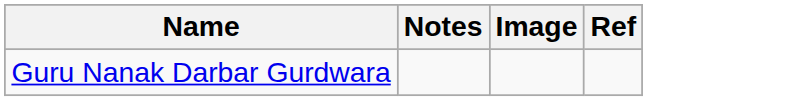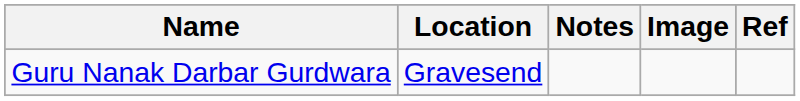+ column: (473, 26)
